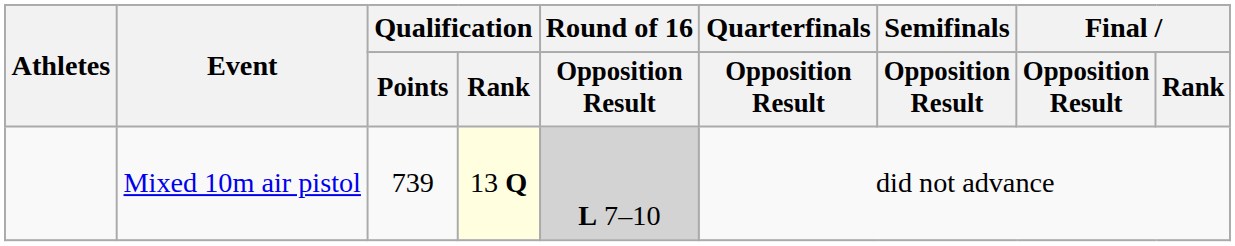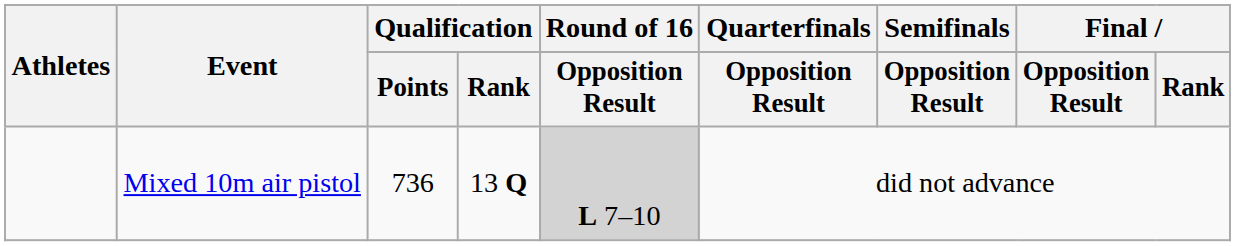(413, 183) 739 -> (413, 183) 736
(499, 183) lightyellow background -> (499, 183) no background
